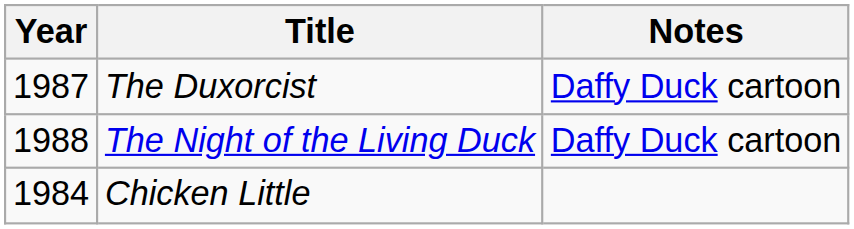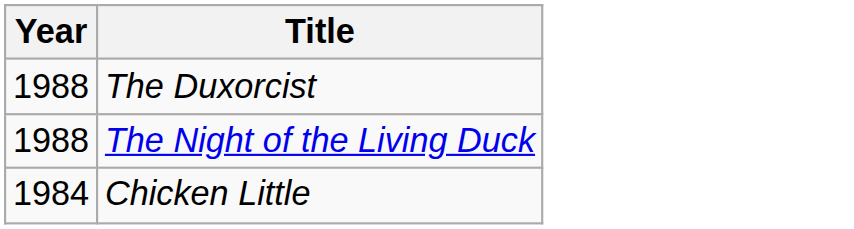- column: (696, 31)
(51, 85) 1987 -> (51, 85) 1988
